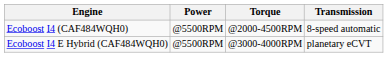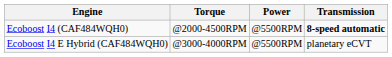columns swapped: (198, 12) <-> (265, 12)
(344, 28) normal -> (346, 28) bold
